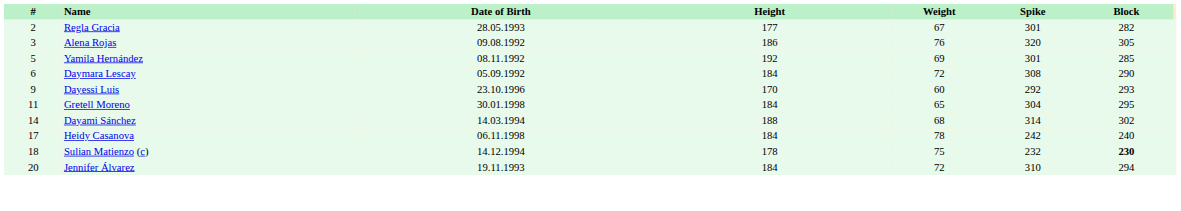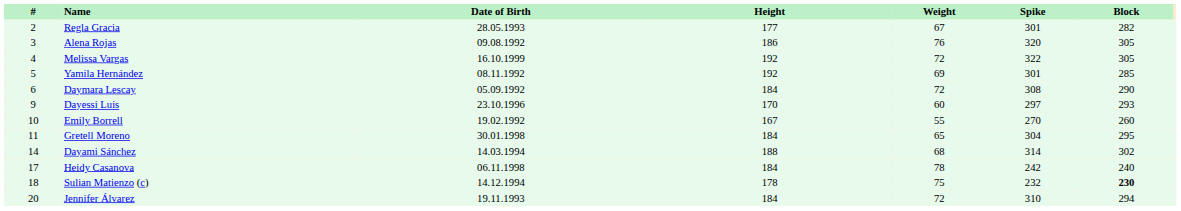+ row: (96, 58)
(1033, 89) 292 -> (1033, 105) 297
+ row: (93, 120)
